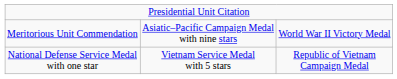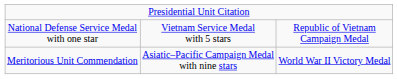rows swapped: (72, 33) <-> (72, 60)
